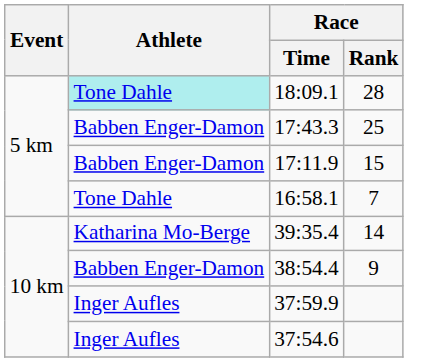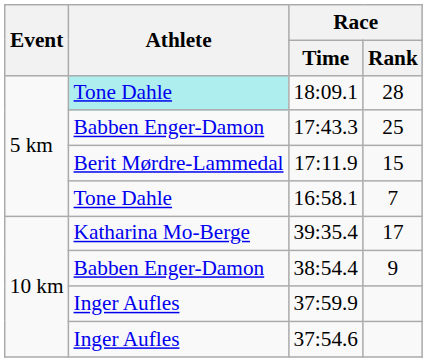(169, 163) Babben Enger-Damon -> (179, 163) Berit Mørdre-Lammedal
(374, 233) 14 -> (393, 233) 17
